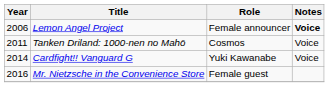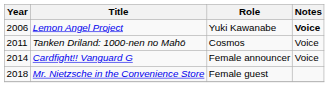(250, 27) Female announcer -> (243, 27) Yuki Kawanabe
(243, 58) Yuki Kawanabe -> (250, 58) Female announcer
(17, 74) 2016 -> (17, 74) 2018
